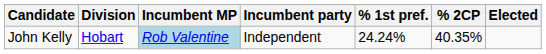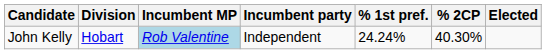(459, 37) 40.35% -> (459, 37) 40.30%
